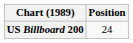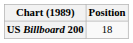(107, 30) 24 -> (107, 30) 18
